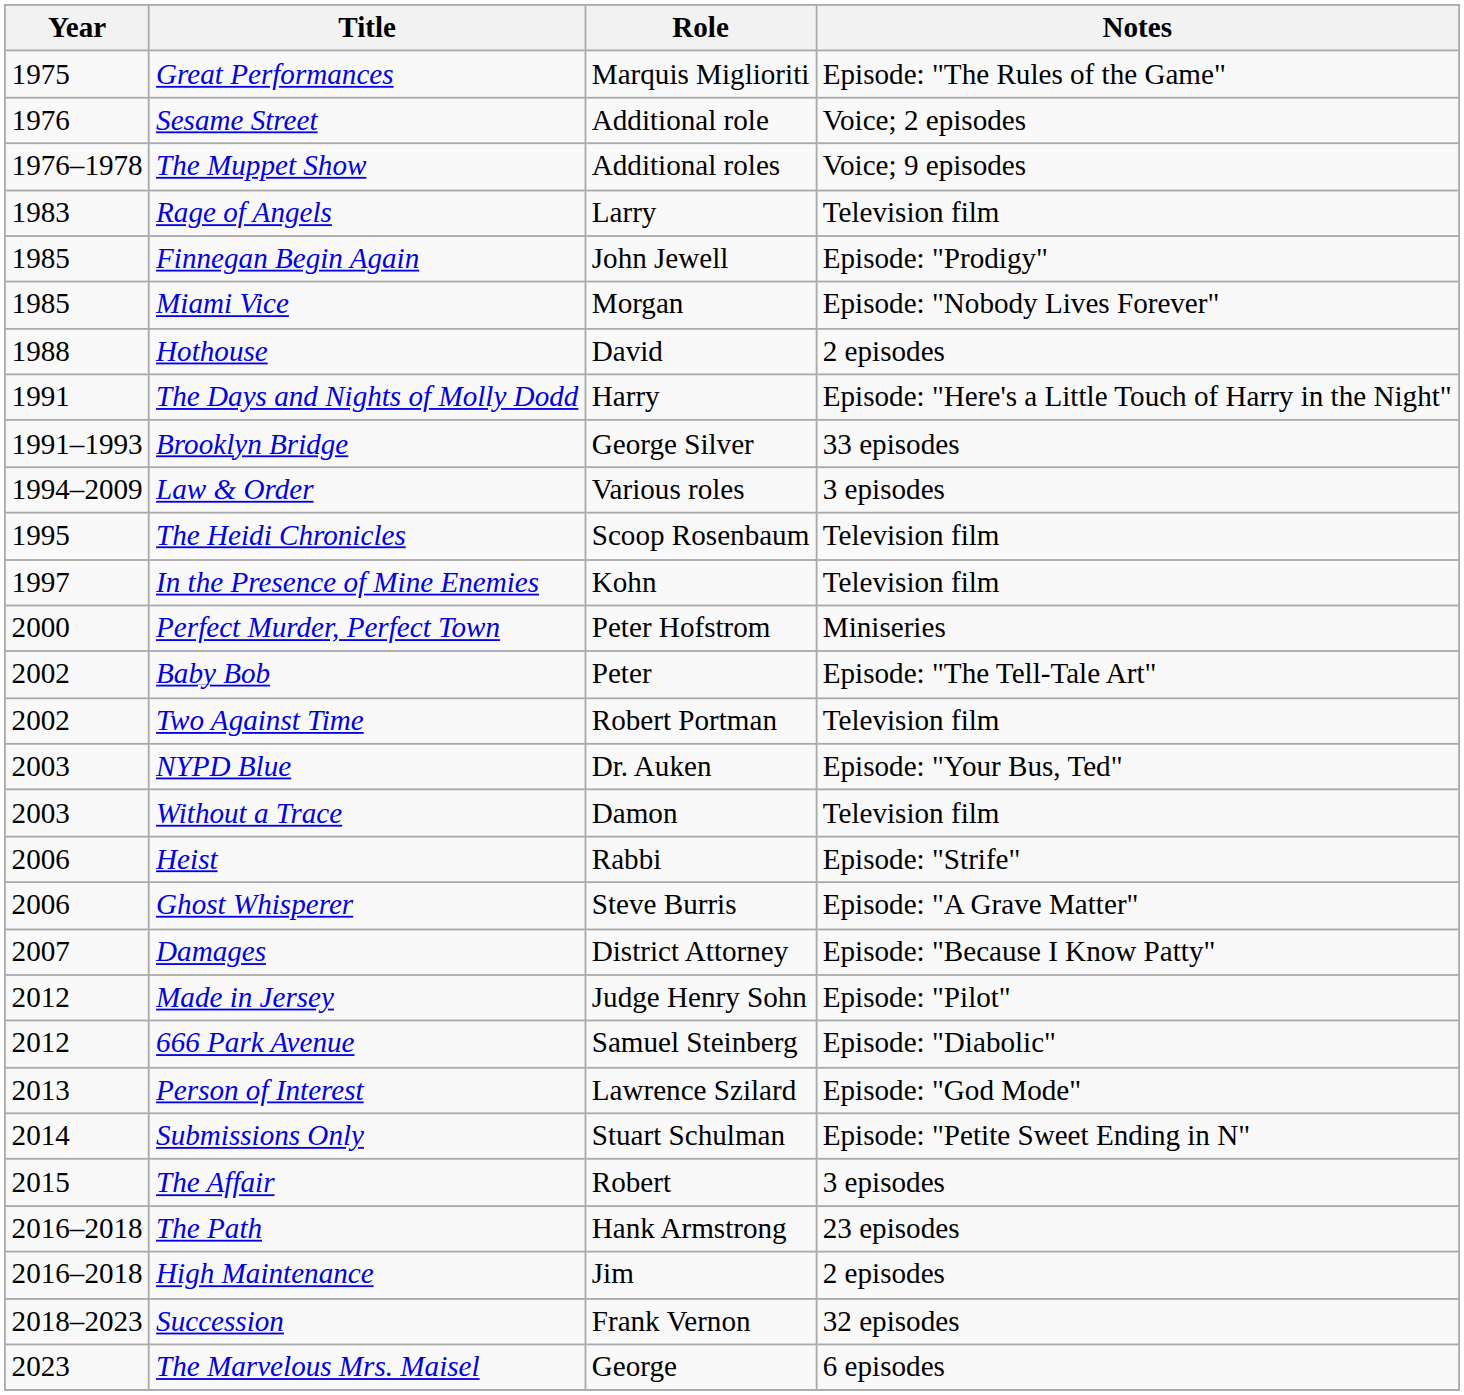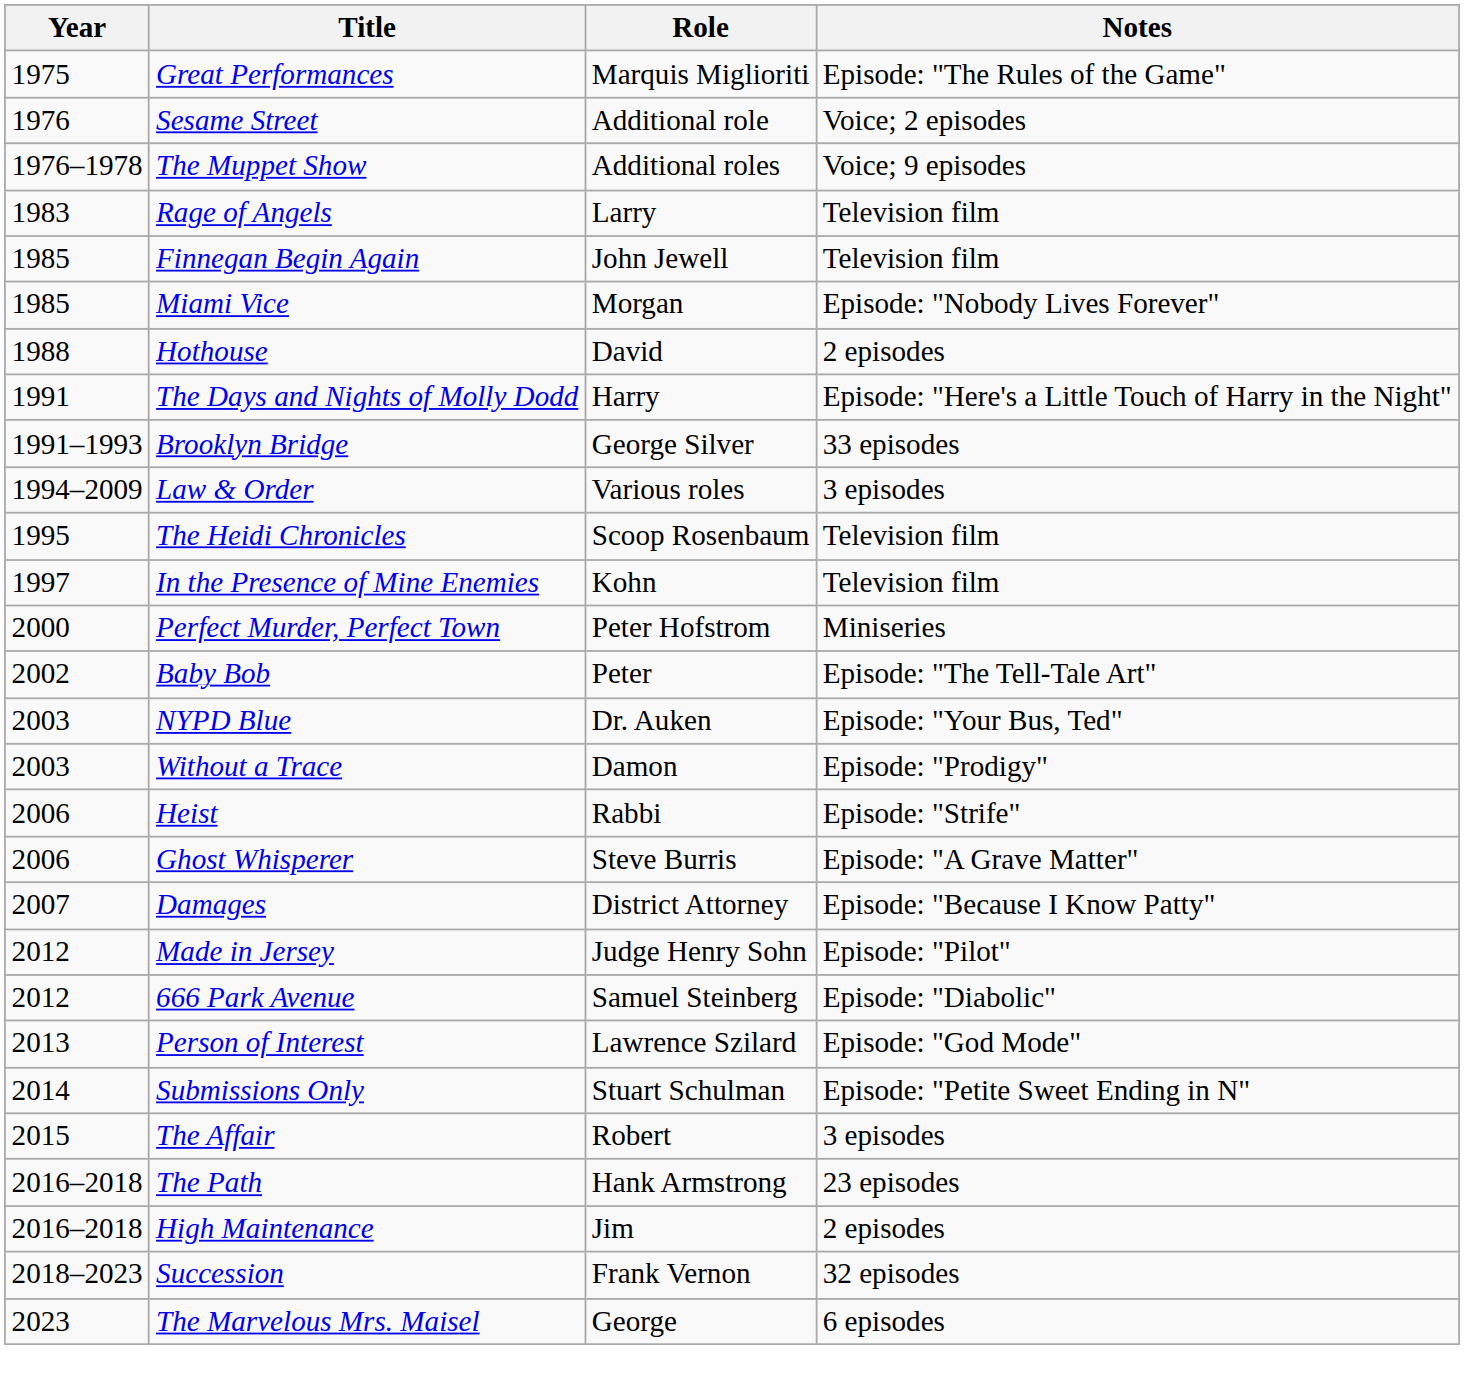(935, 258) Episode: "Prodigy" -> (911, 258) Television film
- row: (260, 720)
(911, 812) Television film -> (935, 766) Episode: "Prodigy"
